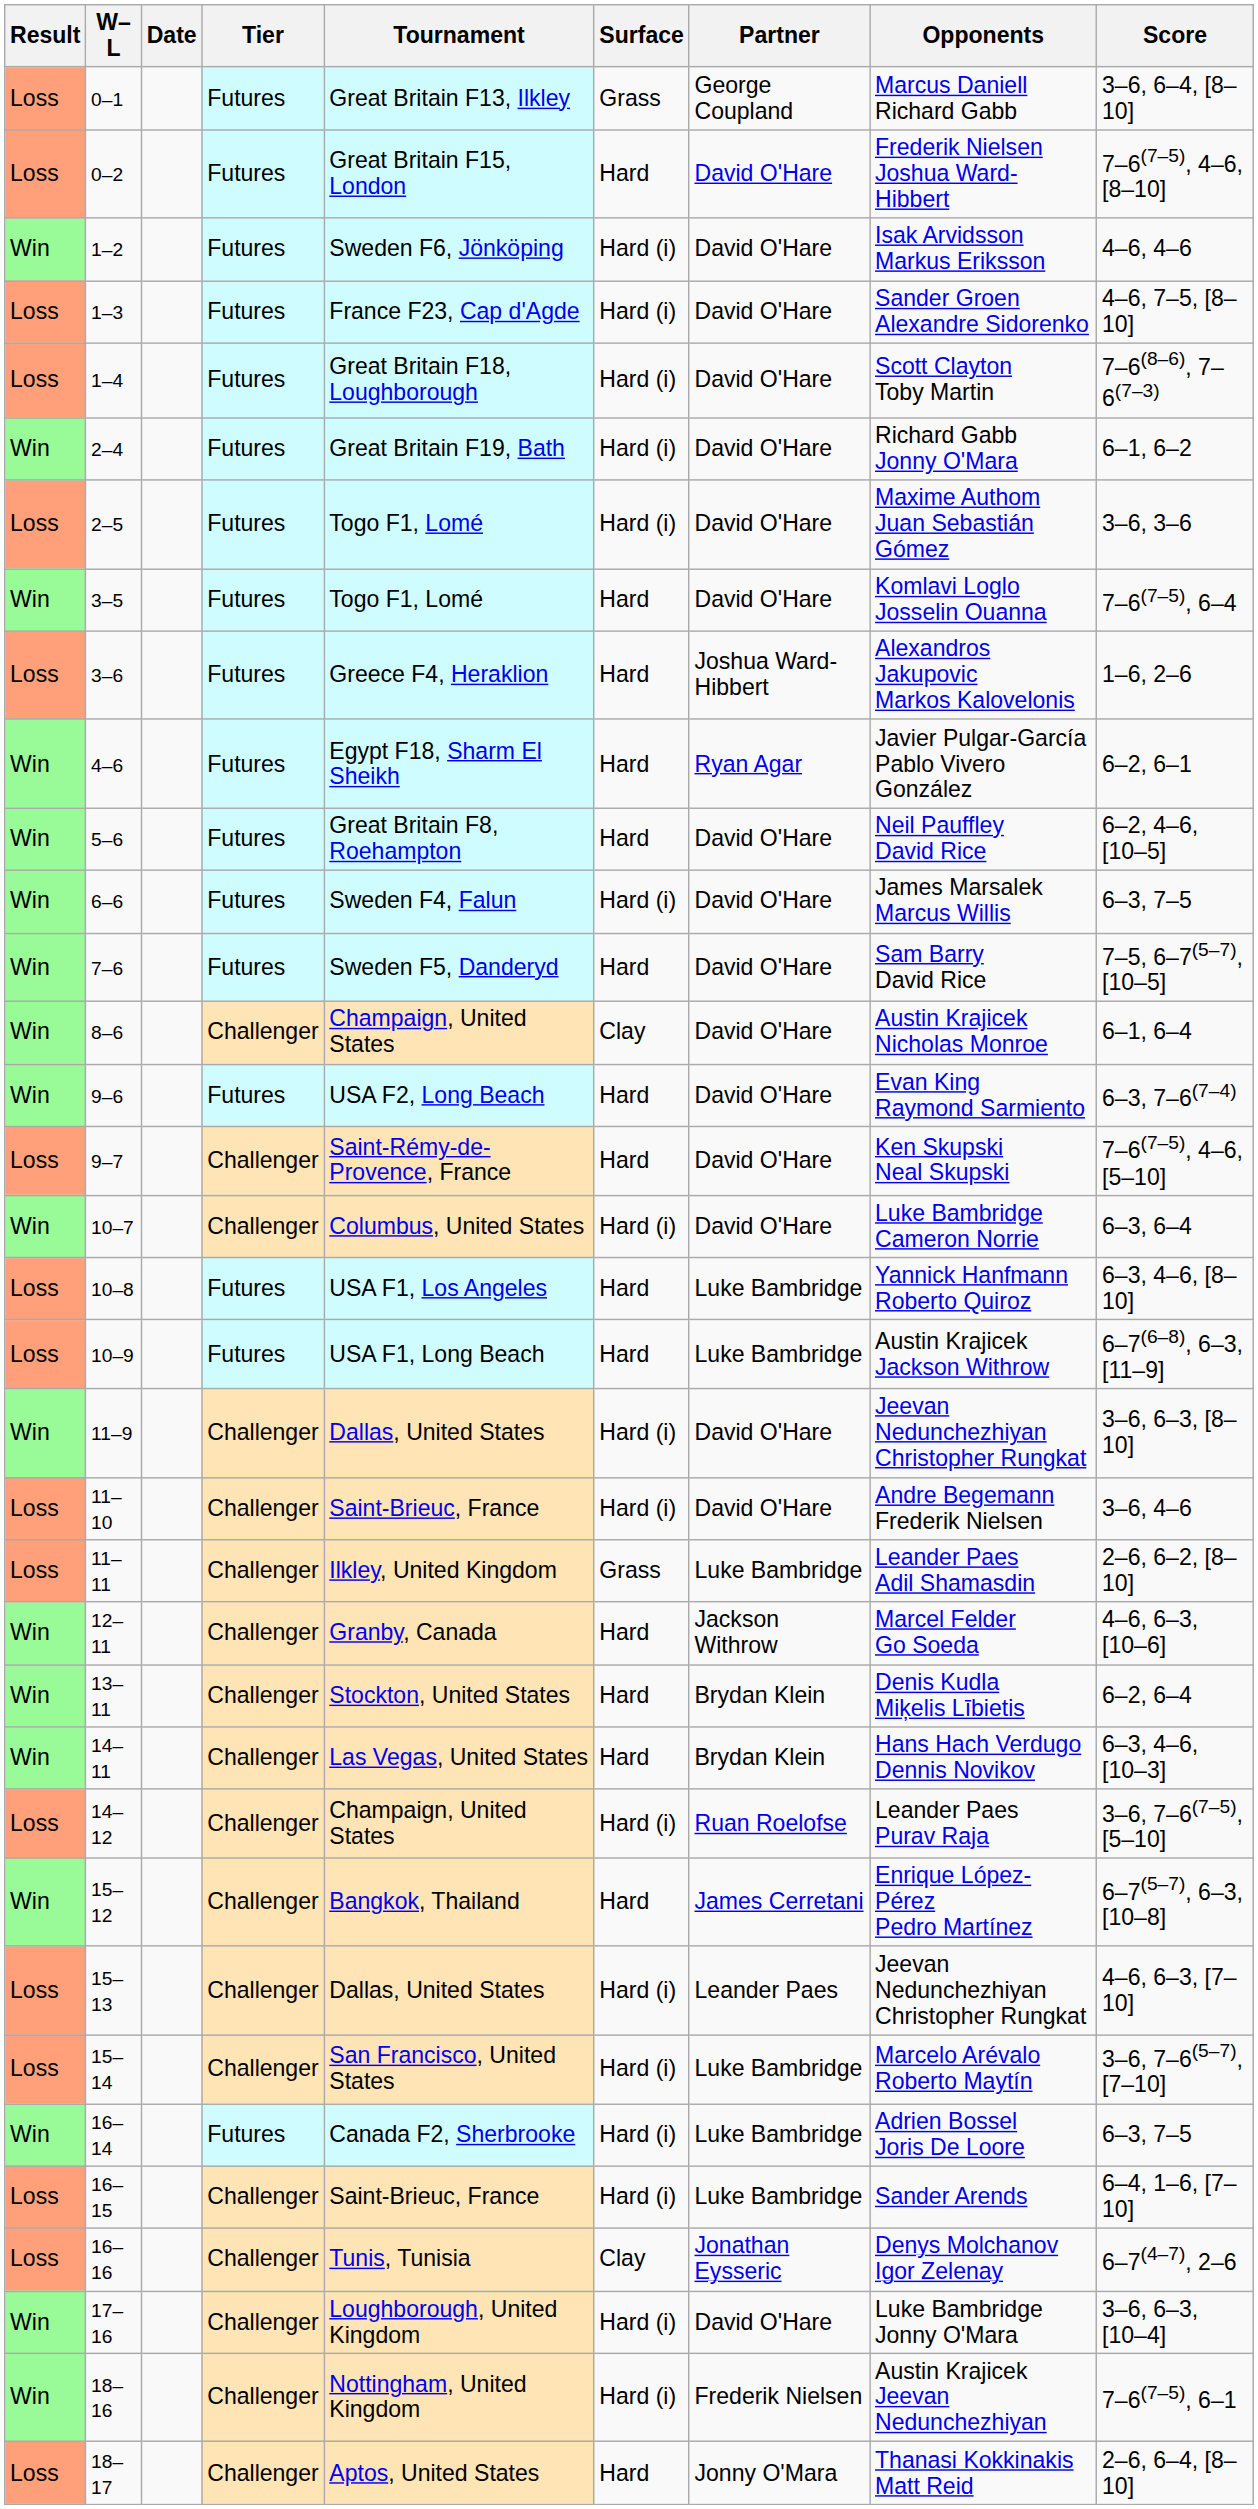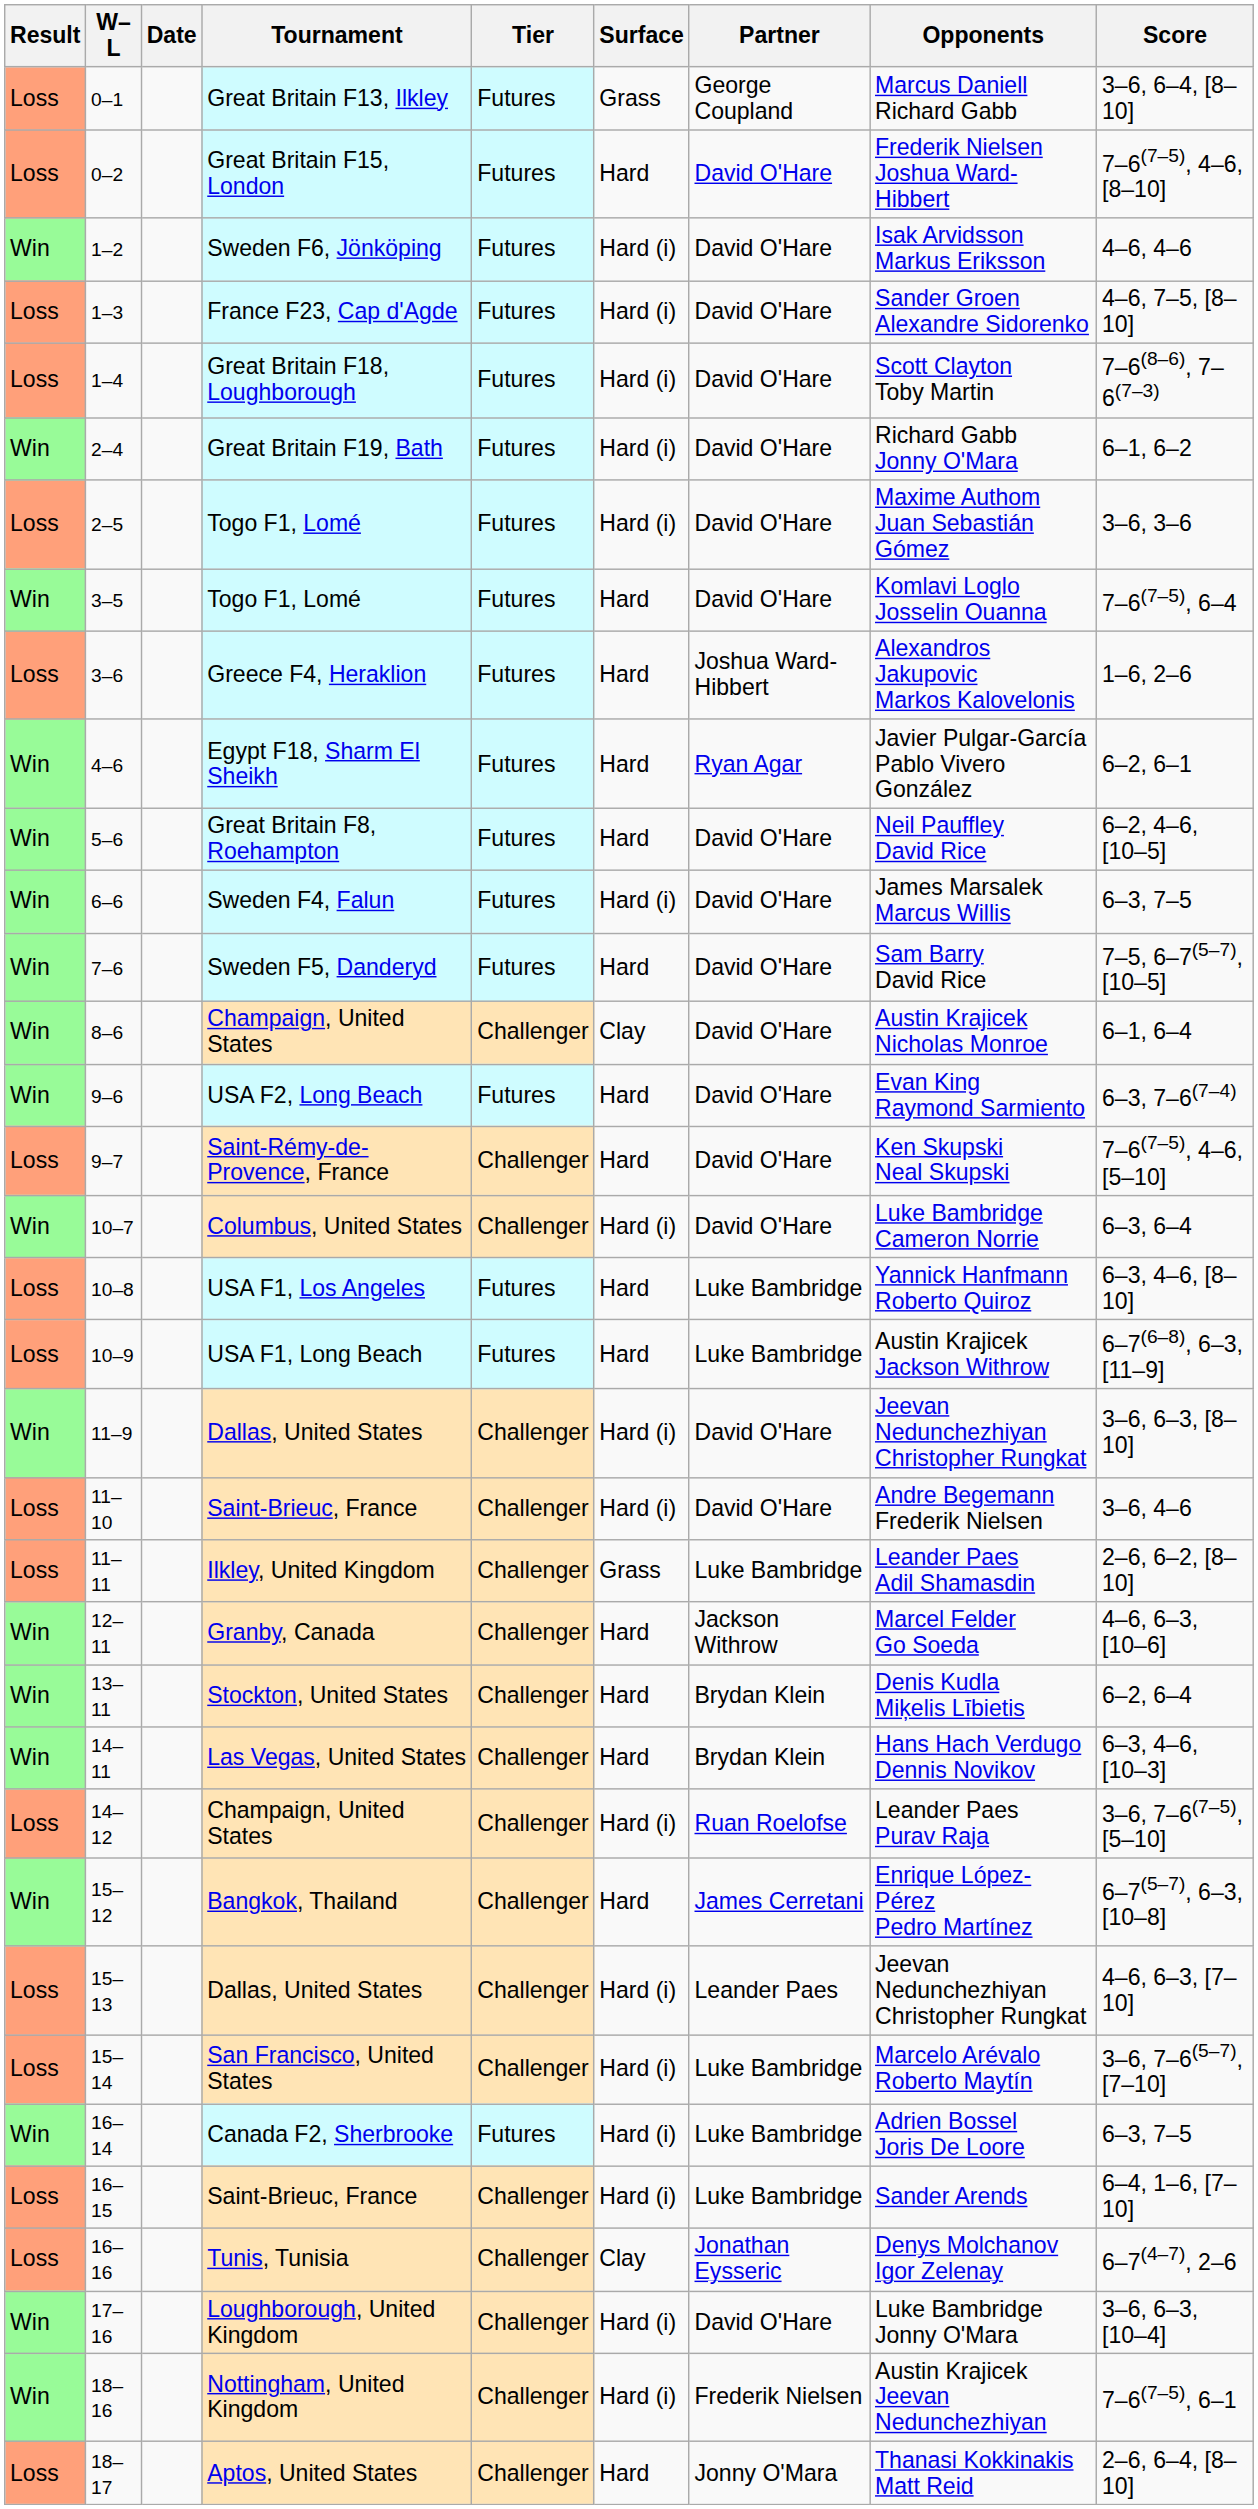columns swapped: (459, 35) <-> (263, 35)
